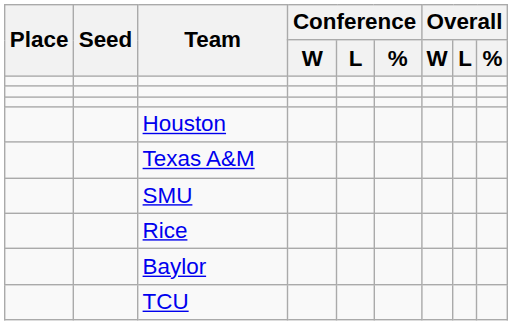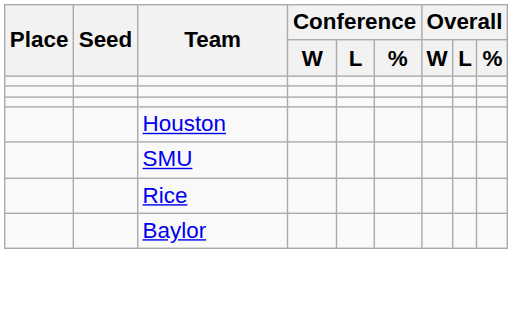- row: (39, 160)
- row: (39, 302)
